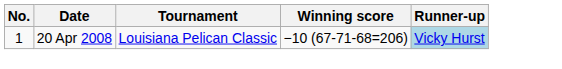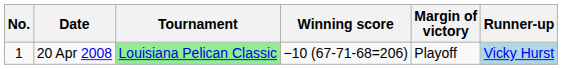+ column: (446, 24)
(198, 38) no background -> (198, 53) lightgreen background
